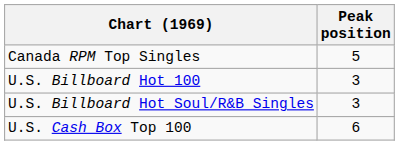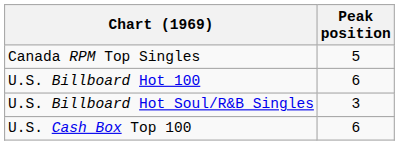(356, 81) 3 -> (356, 81) 6
